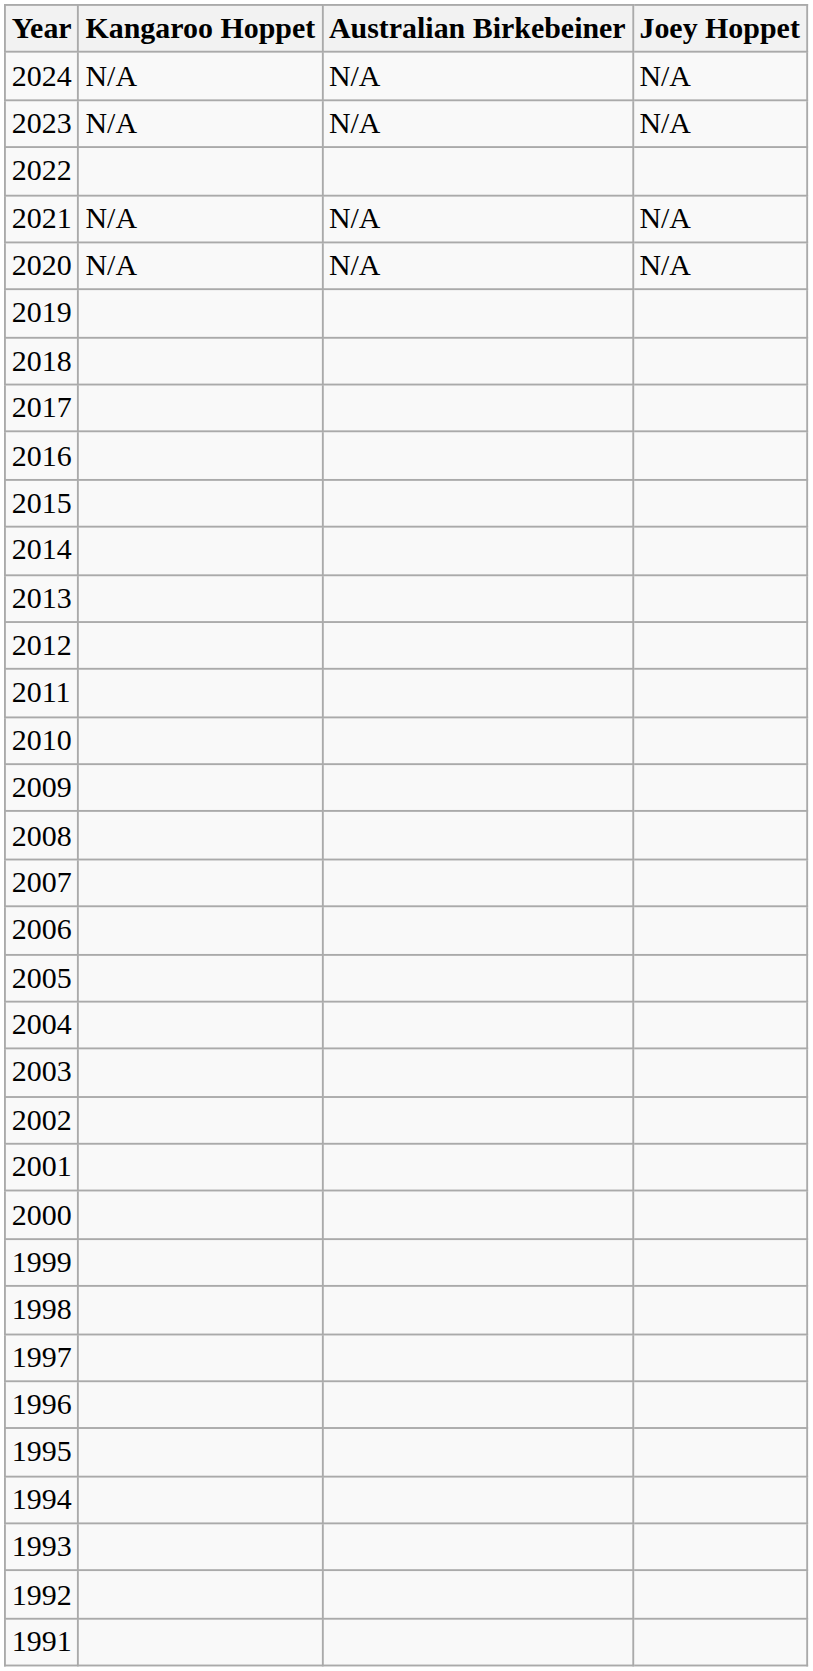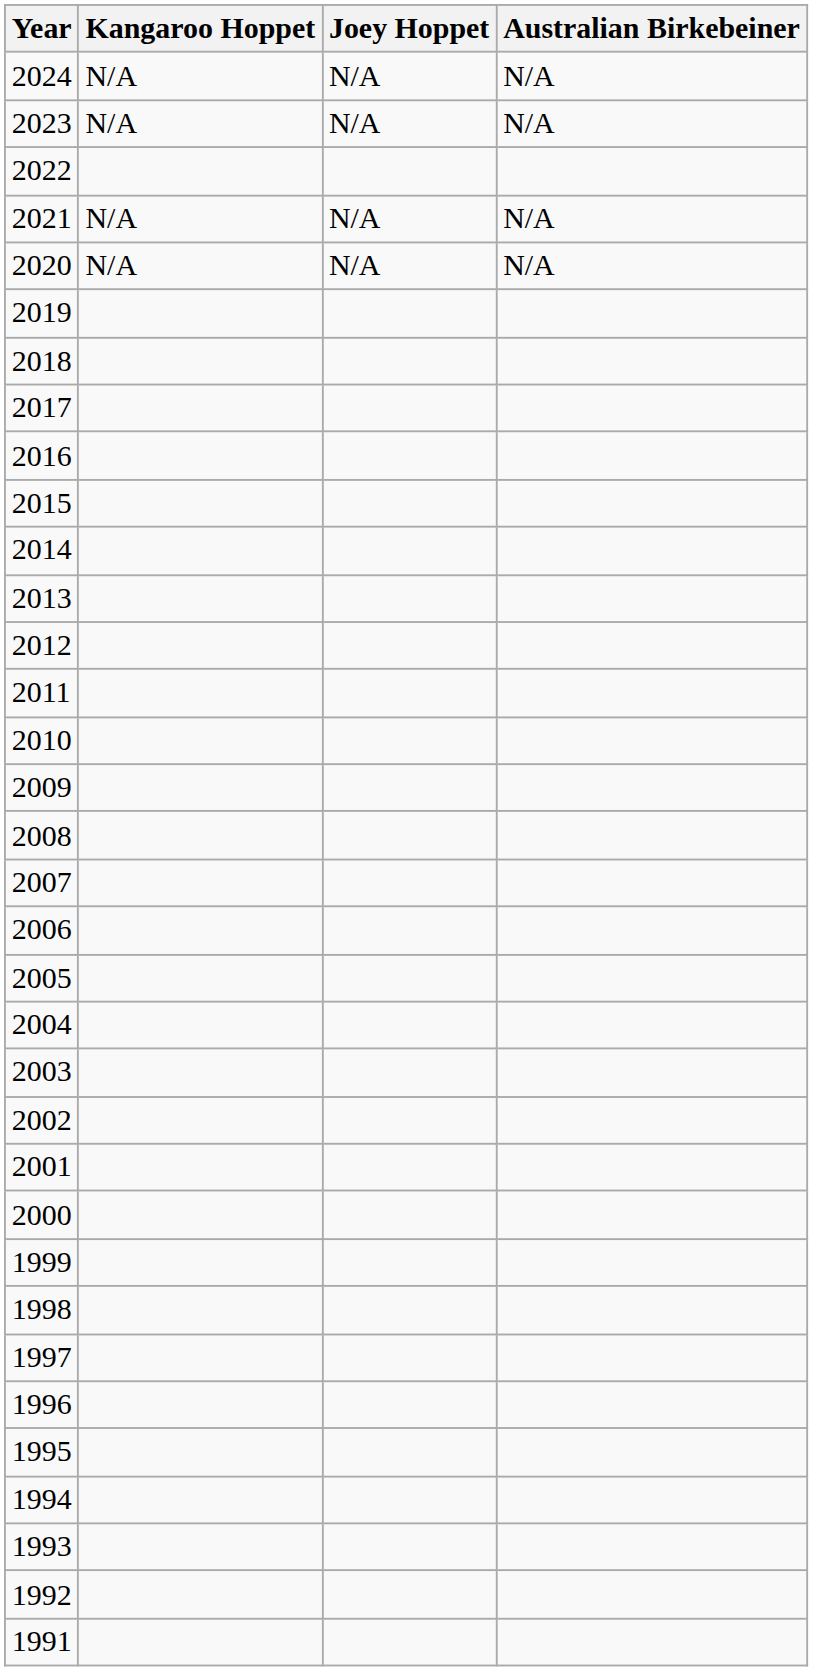columns swapped: (477, 28) <-> (720, 28)
